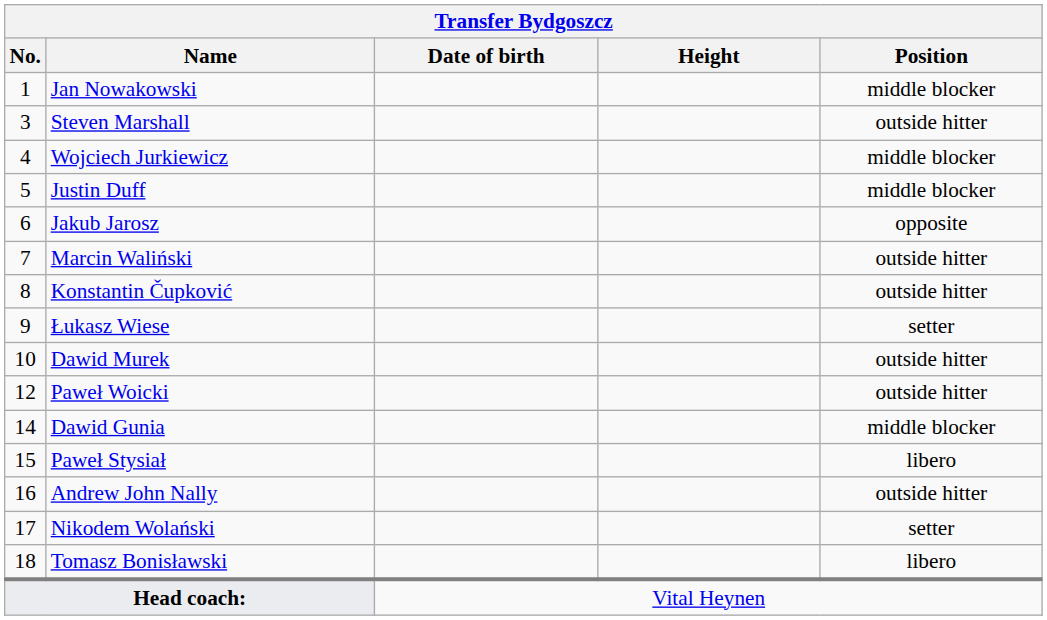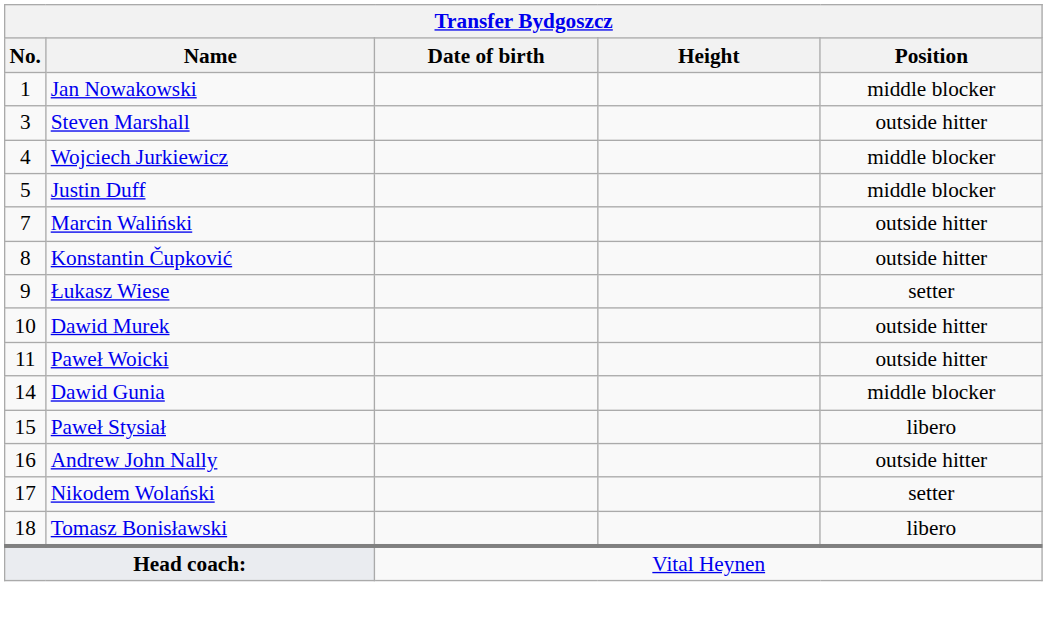- row: (105, 223)
(25, 392) 12 -> (25, 358) 11
